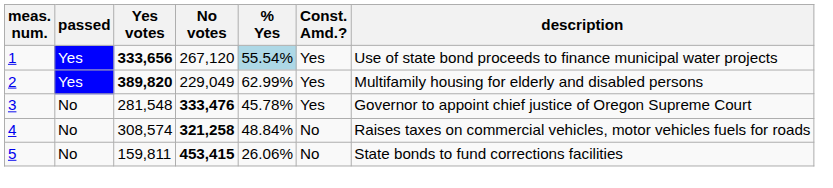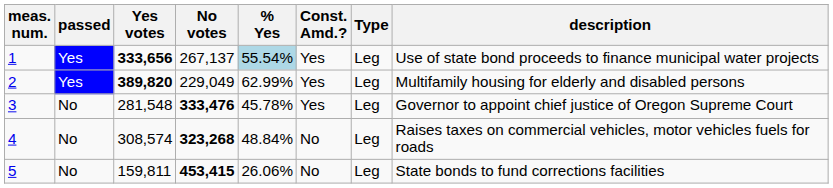+ column: (371, 25)
(207, 57) 267,120 -> (207, 57) 267,137
(207, 130) 321,258 -> (207, 138) 323,268
